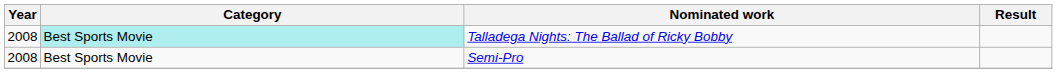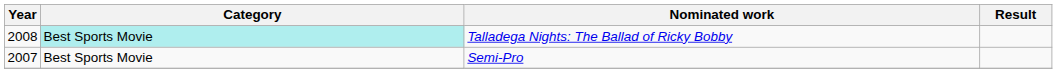(22, 57) 2008 -> (22, 57) 2007
